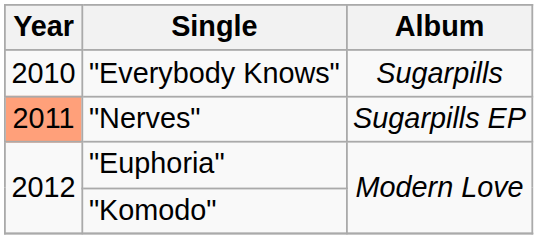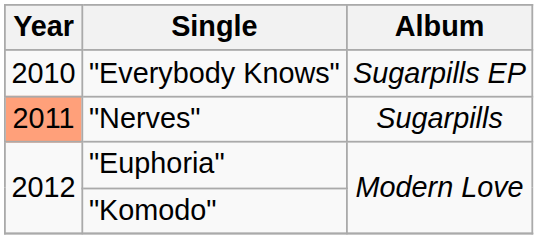(440, 73) Sugarpills -> (440, 73) Sugarpills EP
(440, 118) Sugarpills EP -> (440, 118) Sugarpills
